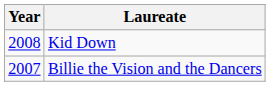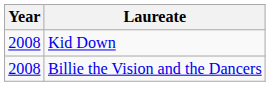(24, 68) 2007 -> (24, 68) 2008
